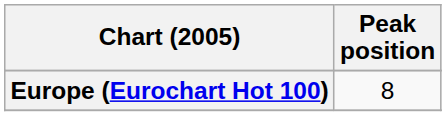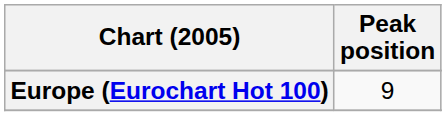(388, 90) 8 -> (388, 90) 9
